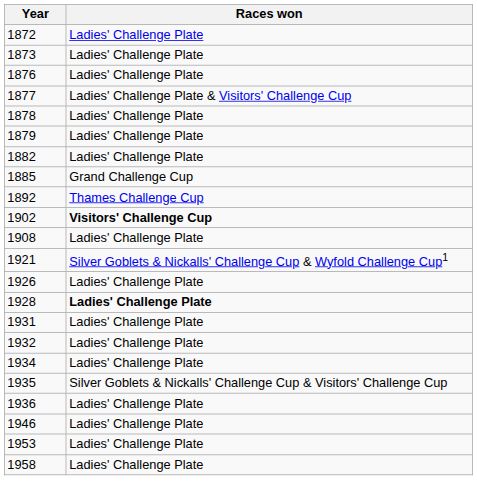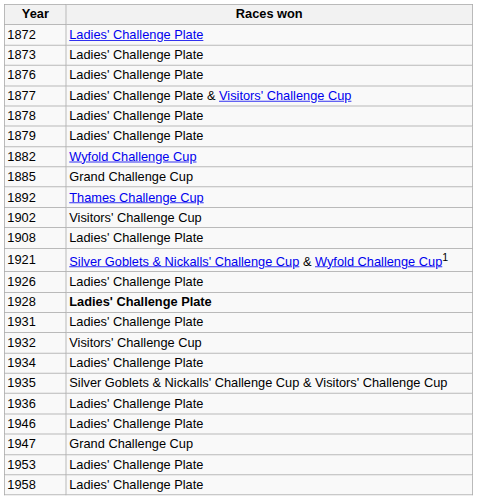(136, 156) Ladies' Challenge Plate -> (133, 156) Wyfold Challenge Cup
(141, 217) bold -> (135, 217) normal
(136, 342) Ladies' Challenge Plate -> (135, 342) Visitors' Challenge Cup
+ row: (22, 444)
